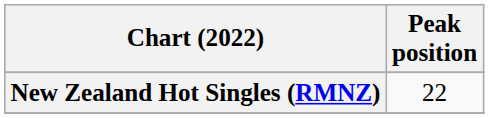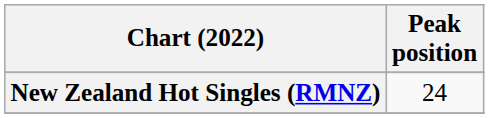(435, 92) 22 -> (435, 92) 24
